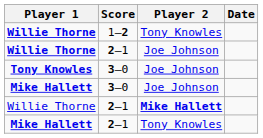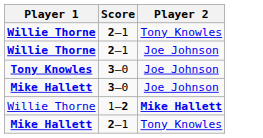- column: (241, 14)
(118, 32) 1–2 -> (118, 32) 2–1
(118, 106) 2–1 -> (118, 106) 1–2
